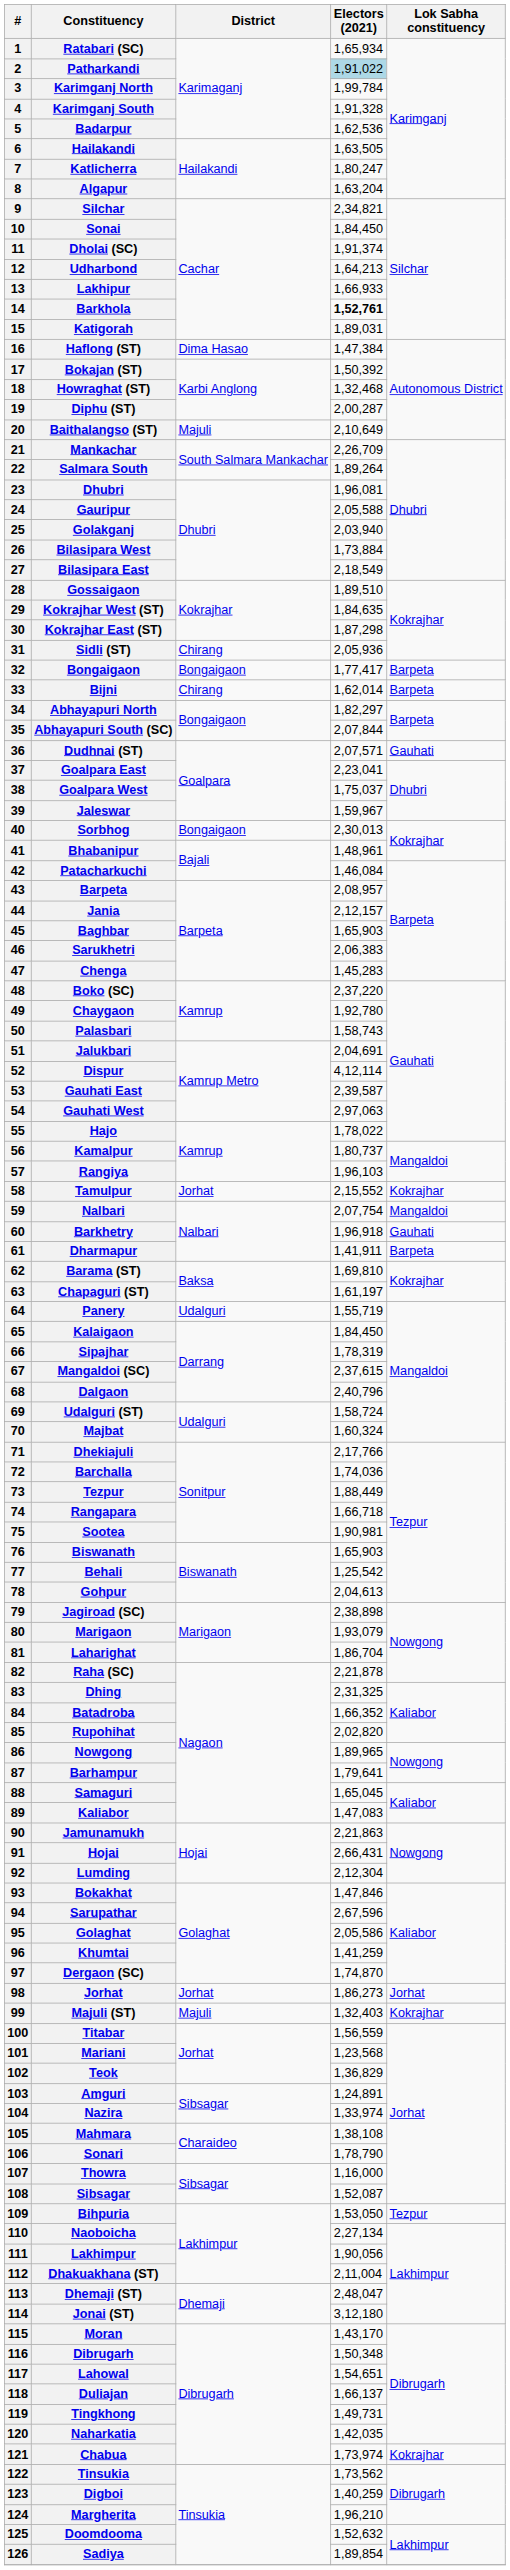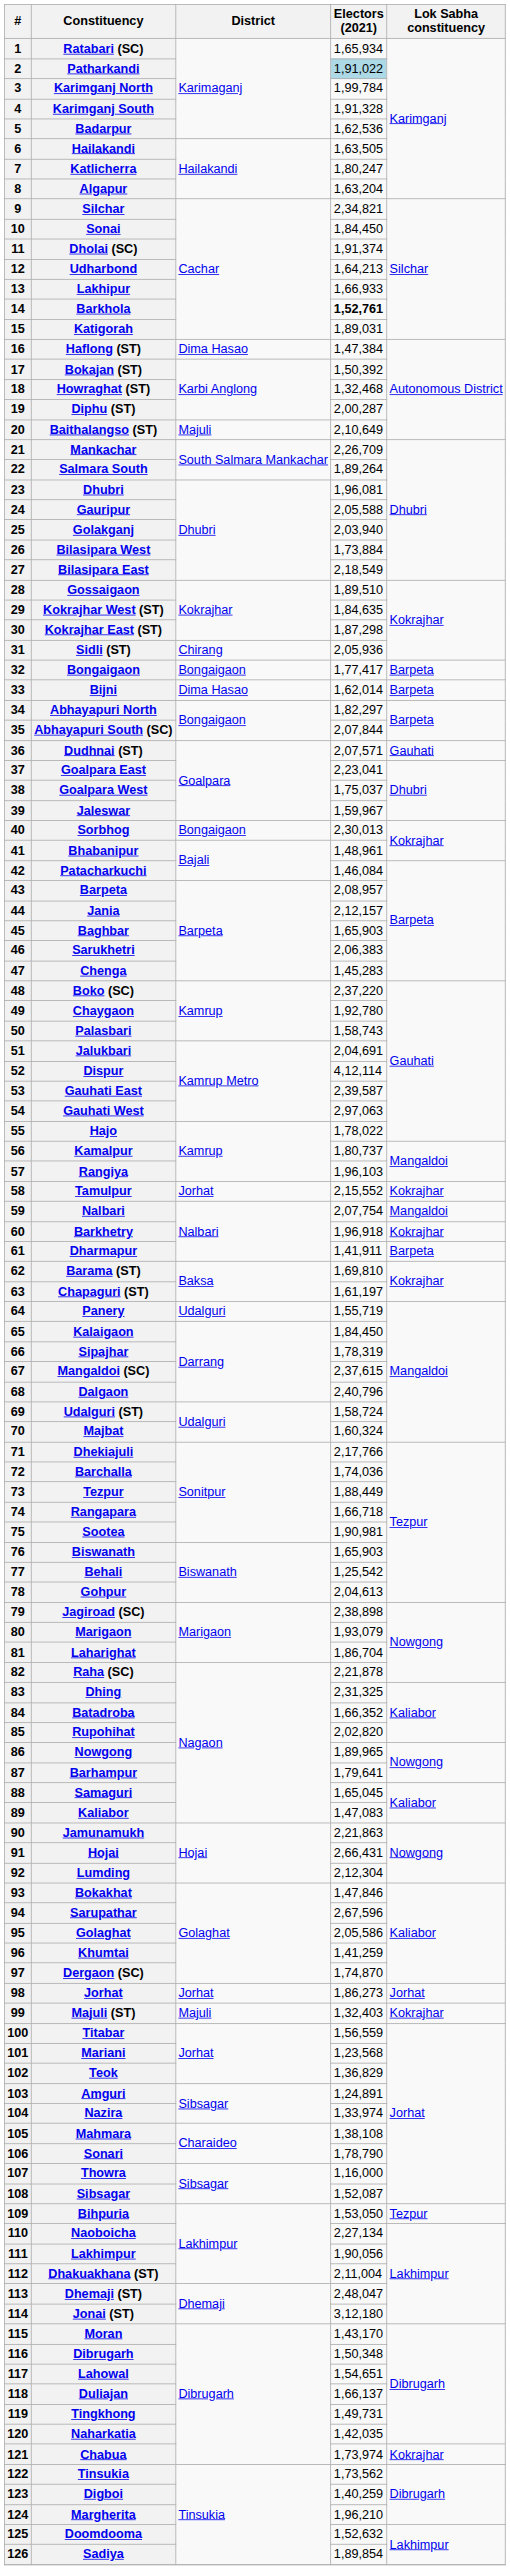(201, 690) Chirang -> (213, 690) Dima Hasao
(412, 1231) Gauhati -> (417, 1231) Kokrajhar
